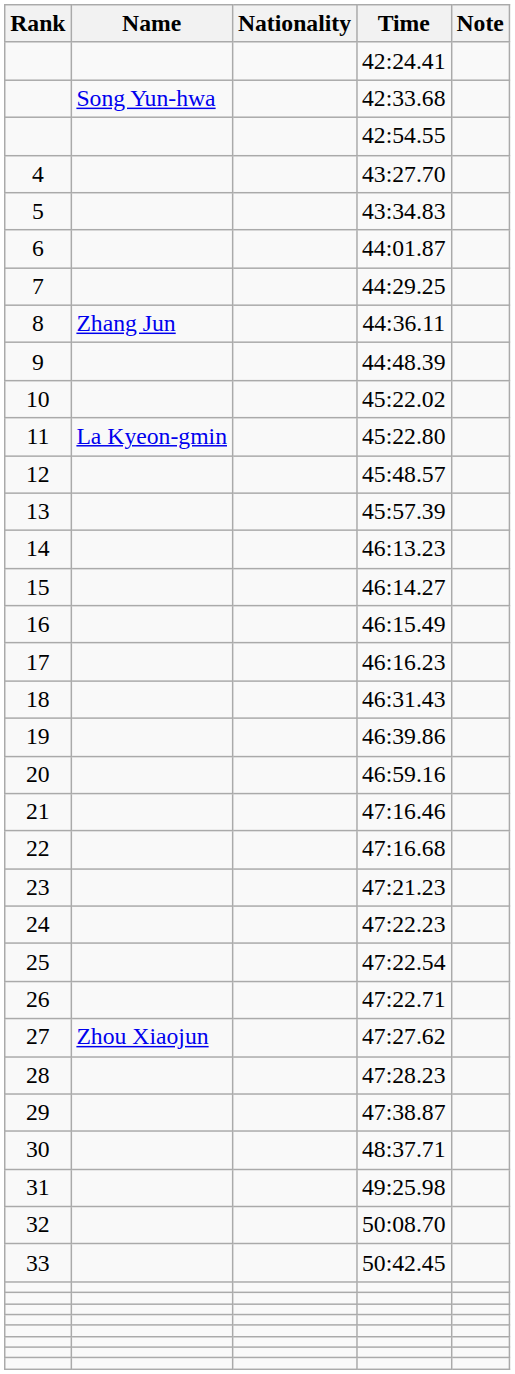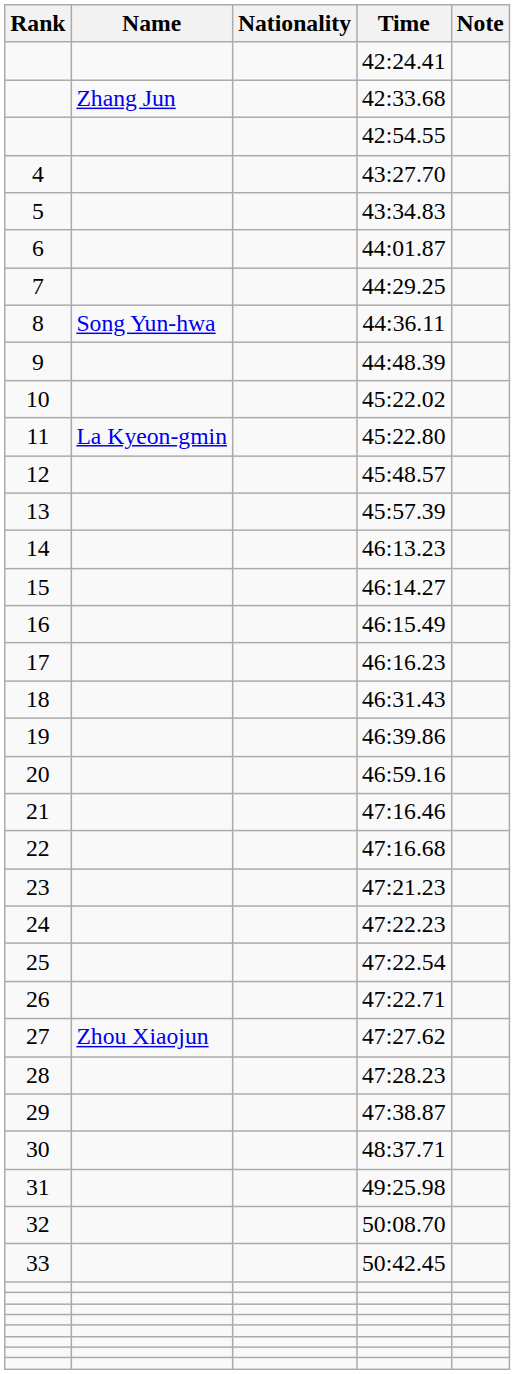(146, 98) Song Yun-hwa -> (126, 98) Zhang Jun
(126, 323) Zhang Jun -> (146, 323) Song Yun-hwa
